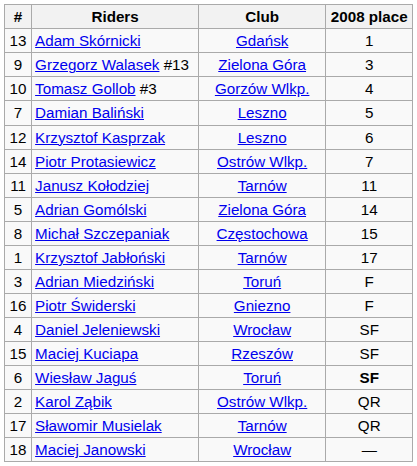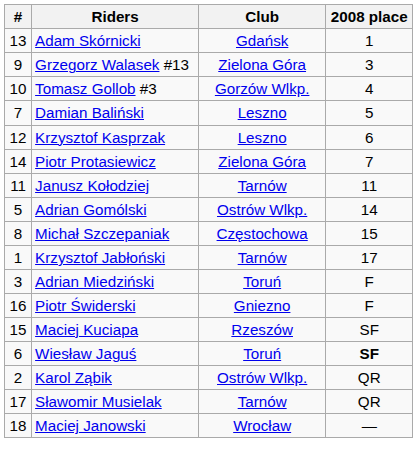(262, 161) Ostrów Wlkp. -> (262, 161) Zielona Góra
(262, 209) Zielona Góra -> (262, 209) Ostrów Wlkp.
- row: (98, 330)
